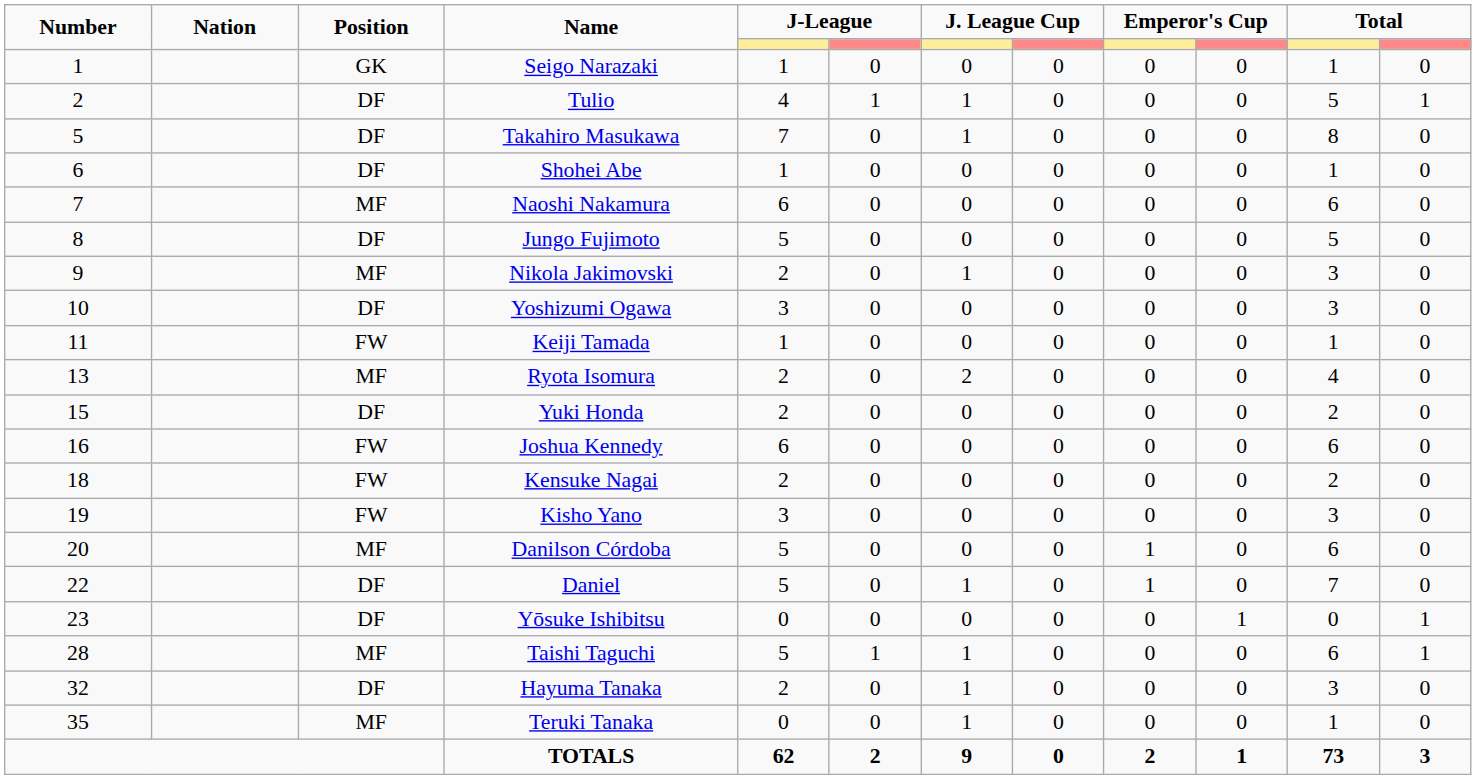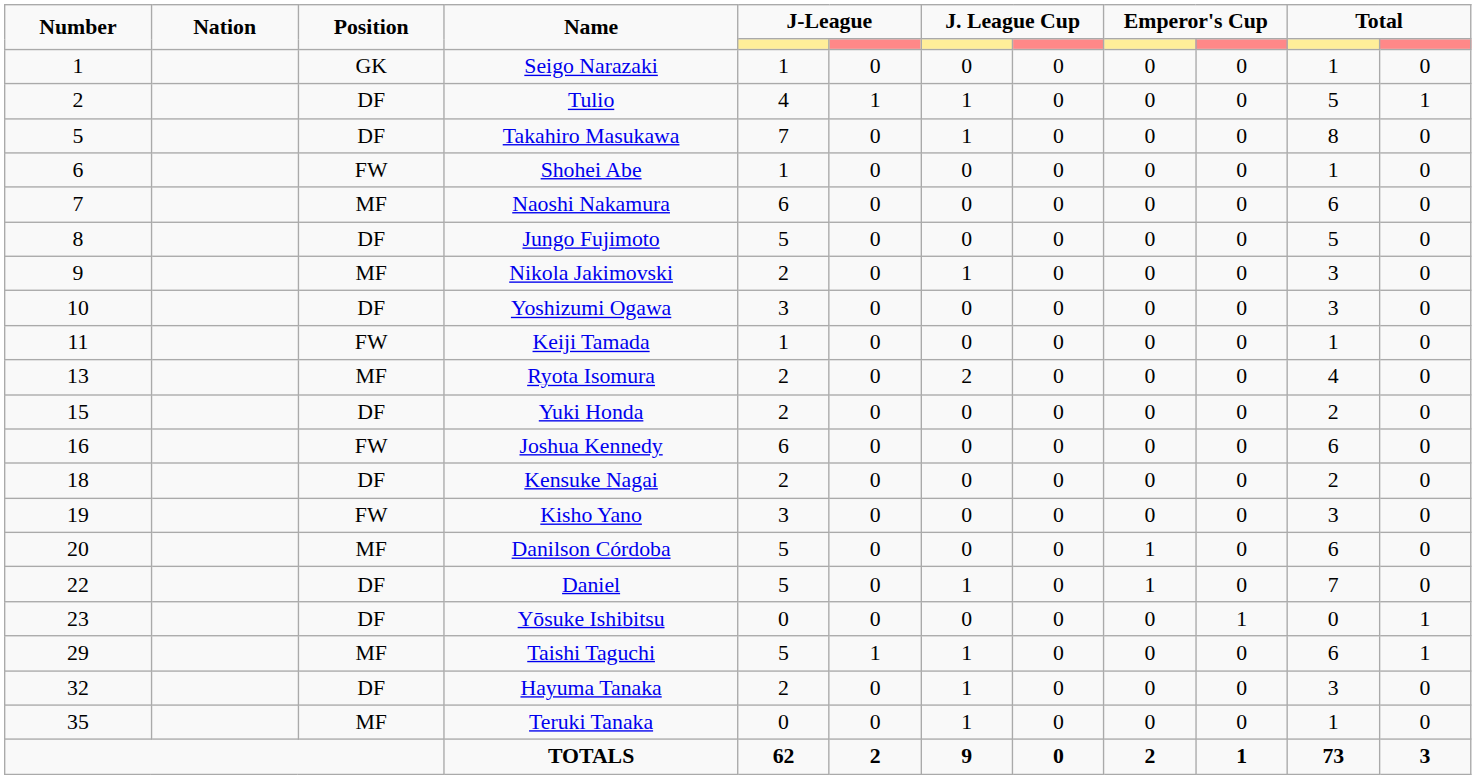(371, 169) DF -> (371, 169) FW
(371, 480) FW -> (371, 480) DF
(78, 652) 28 -> (78, 652) 29
